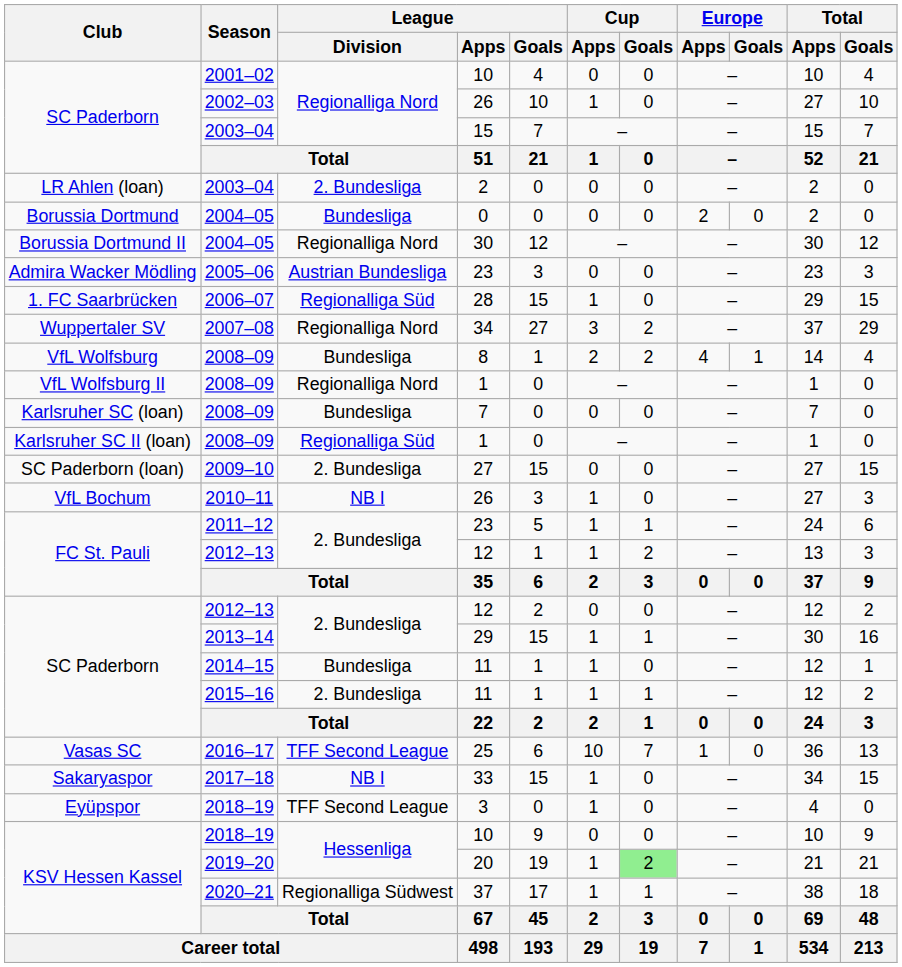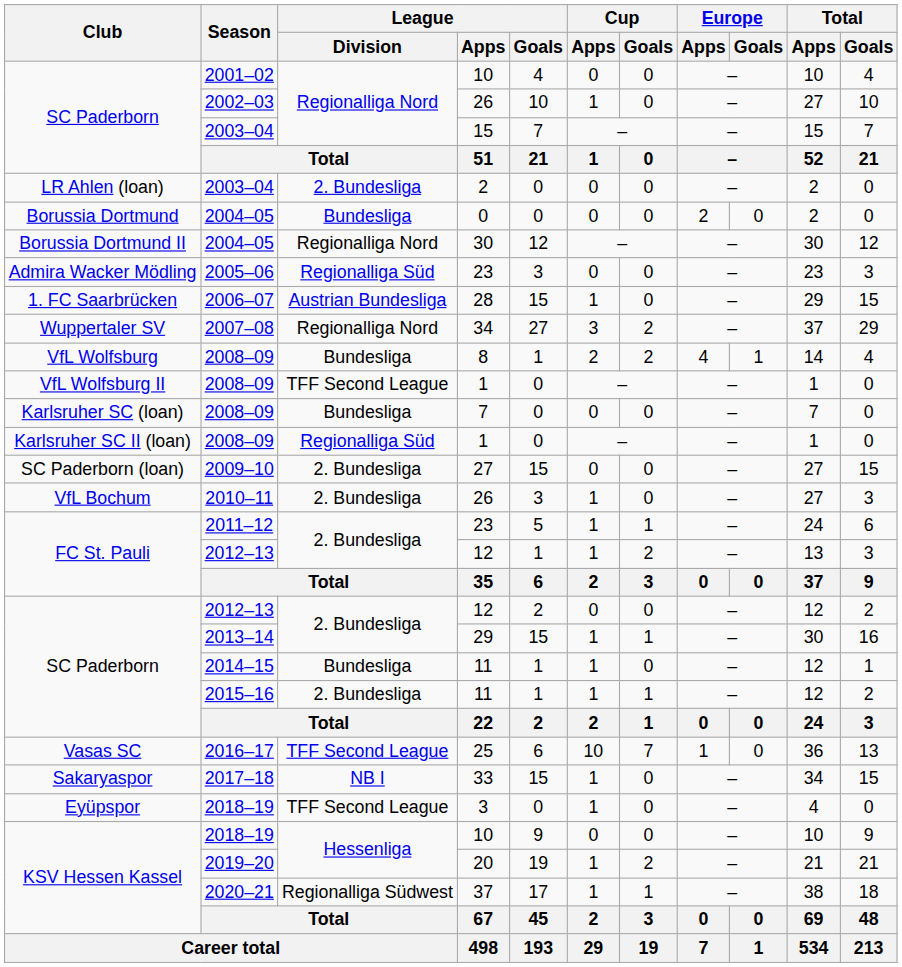(367, 272) Austrian Bundesliga -> (367, 272) Regionalliga Süd
(367, 300) Regionalliga Süd -> (367, 300) Austrian Bundesliga
(367, 384) Regionalliga Nord -> (367, 384) TFF Second League
(367, 497) NB I -> (367, 497) 2. Bundesliga
(648, 863) lightgreen background -> (648, 863) no background
